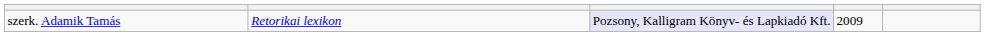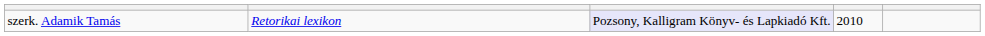(850, 20) 2009 -> (850, 20) 2010
